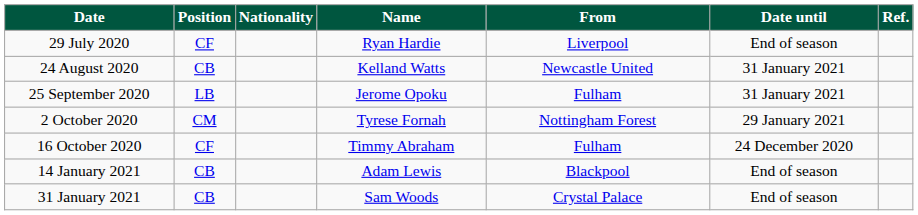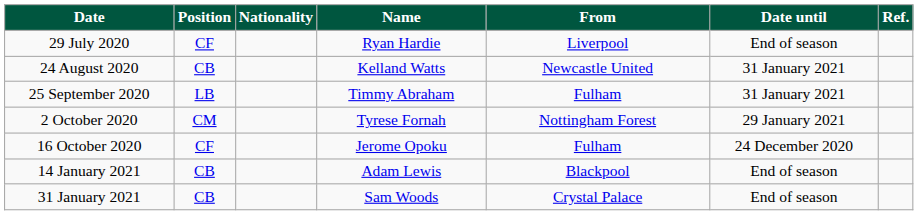(401, 94) Jerome Opoku -> (401, 94) Timmy Abraham
(401, 145) Timmy Abraham -> (401, 145) Jerome Opoku
